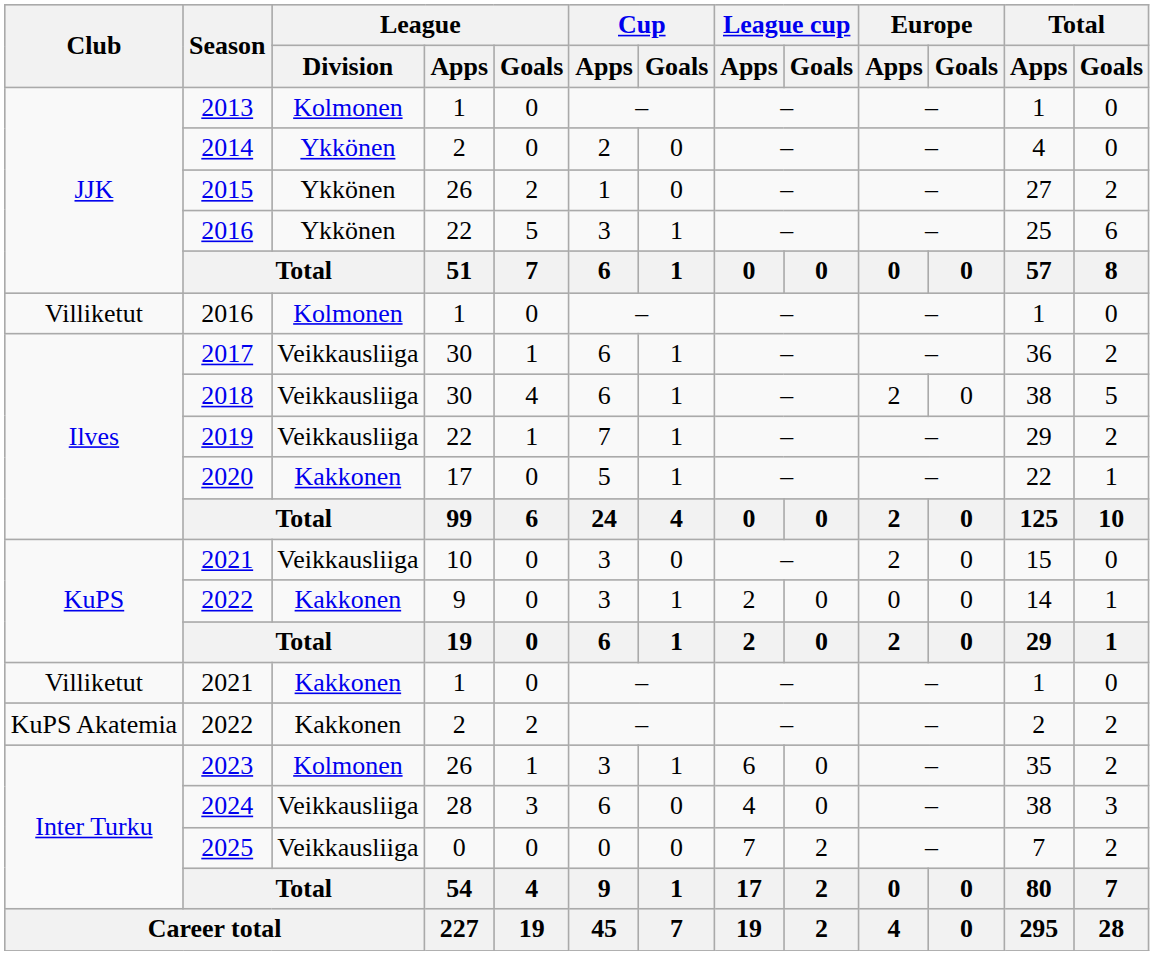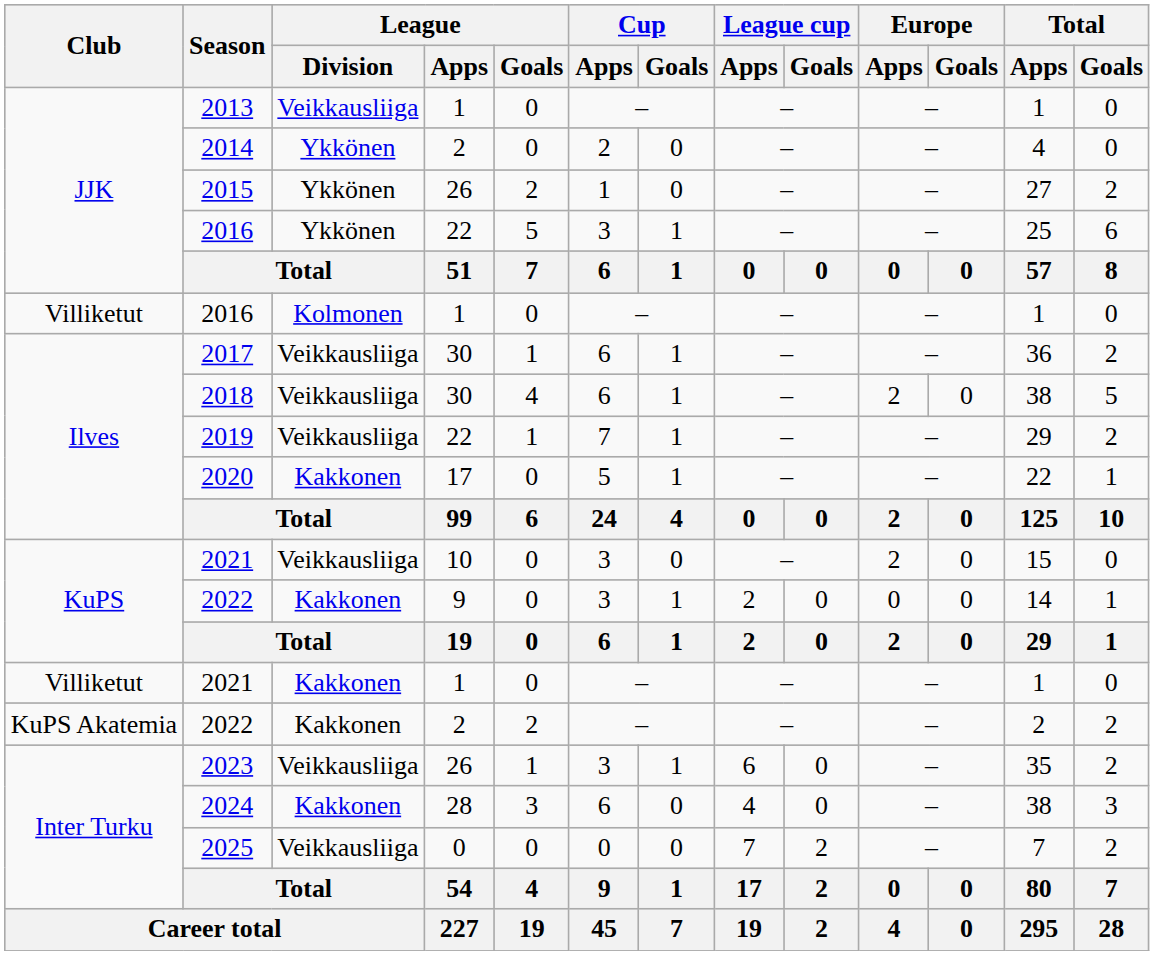(348, 107) Kolmonen -> (348, 107) Veikkausliiga
(348, 764) Kolmonen -> (348, 764) Veikkausliiga
(348, 806) Veikkausliiga -> (348, 806) Kakkonen
